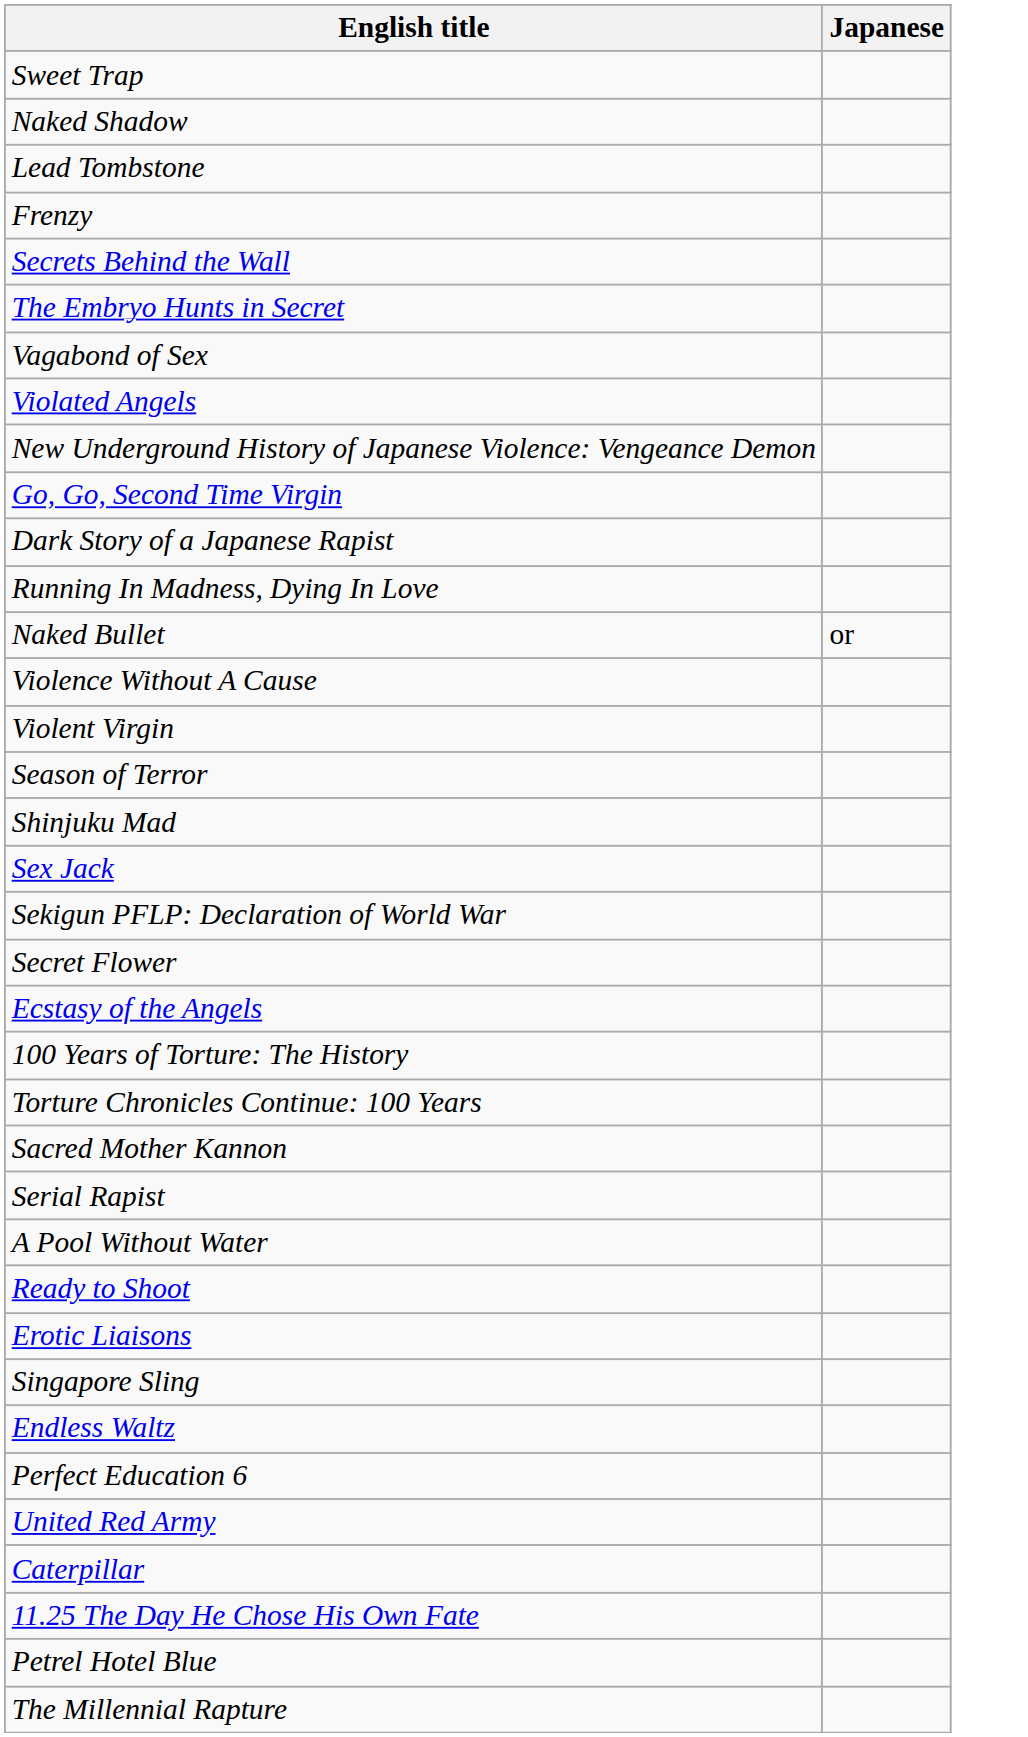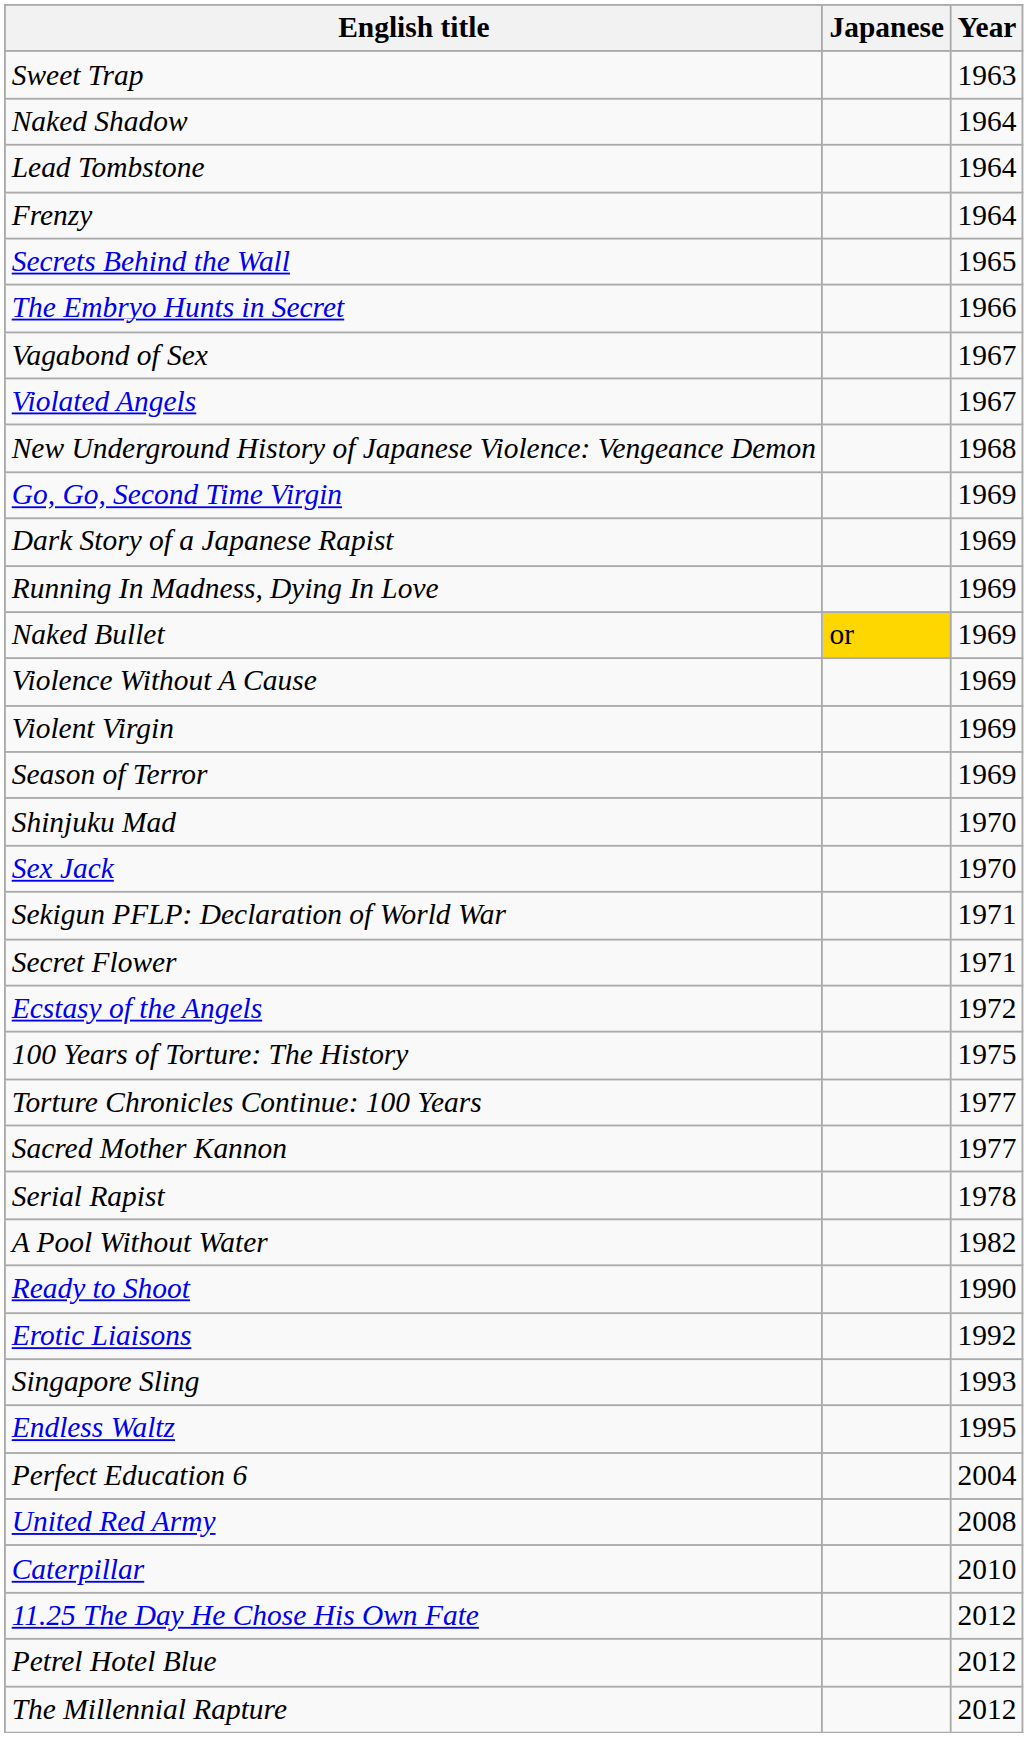+ column: (987, 27)
(842, 634) no background -> (842, 634) gold background
